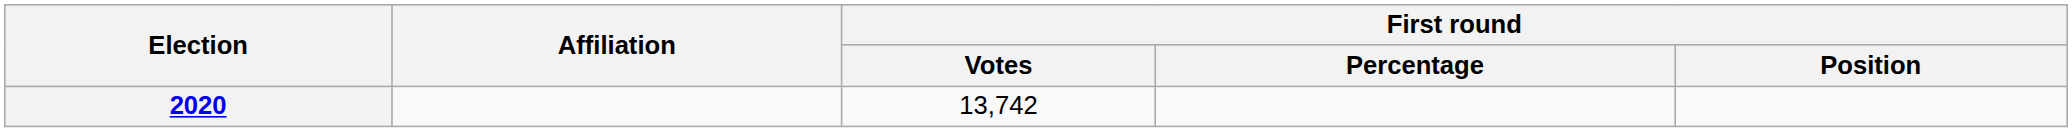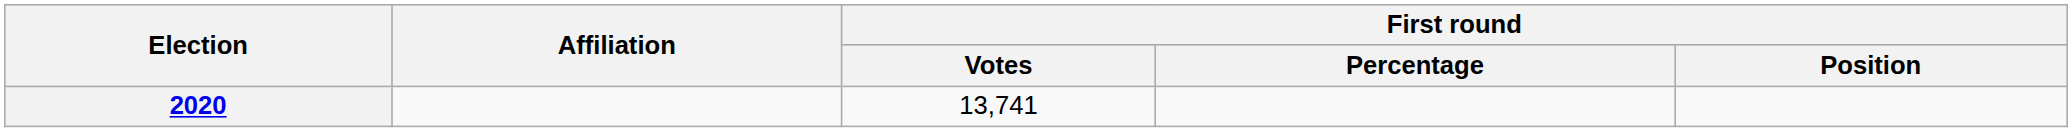(998, 106) 13,742 -> (998, 106) 13,741
